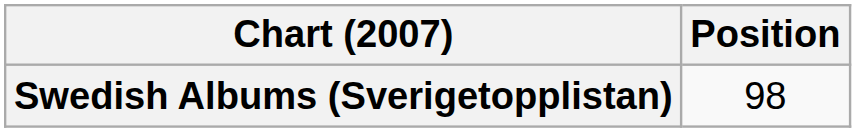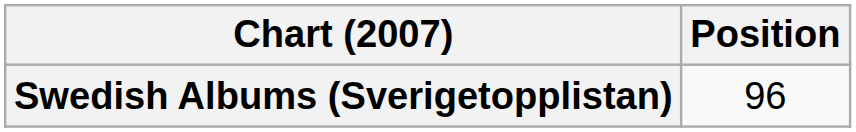(765, 95) 98 -> (765, 95) 96
